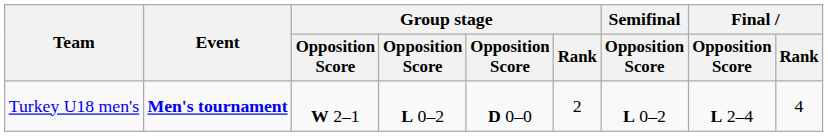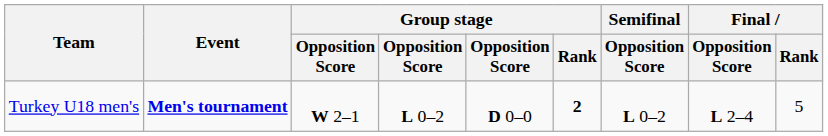(577, 106) normal -> (577, 106) bold
(799, 106) 4 -> (799, 106) 5
